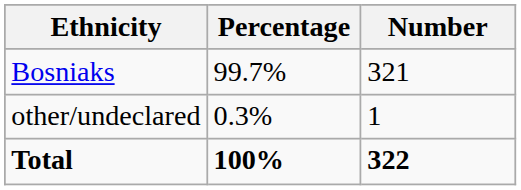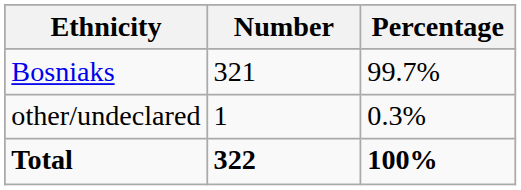columns swapped: (438, 26) <-> (284, 26)
